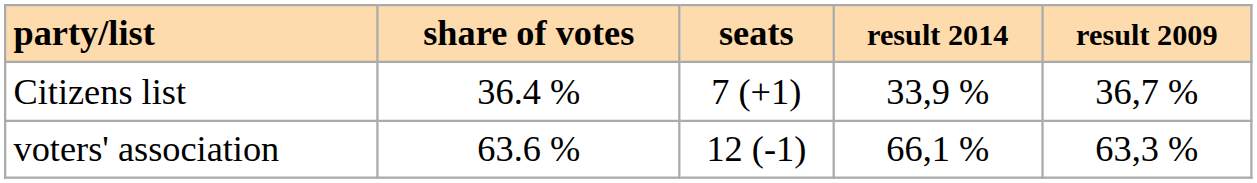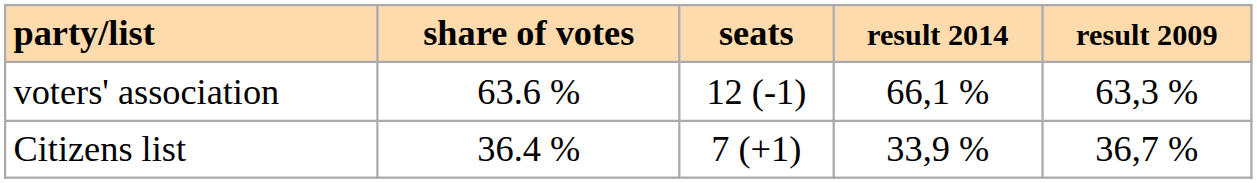rows swapped: (146, 148) <-> (100, 90)
